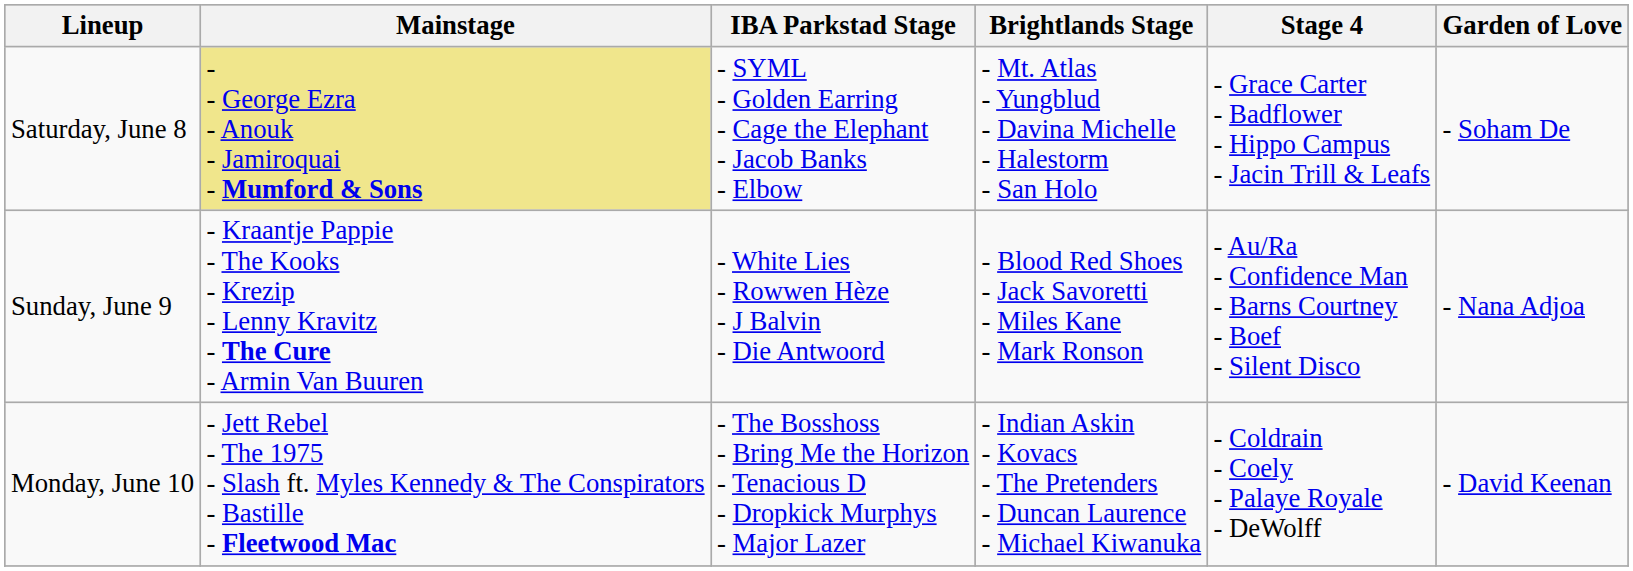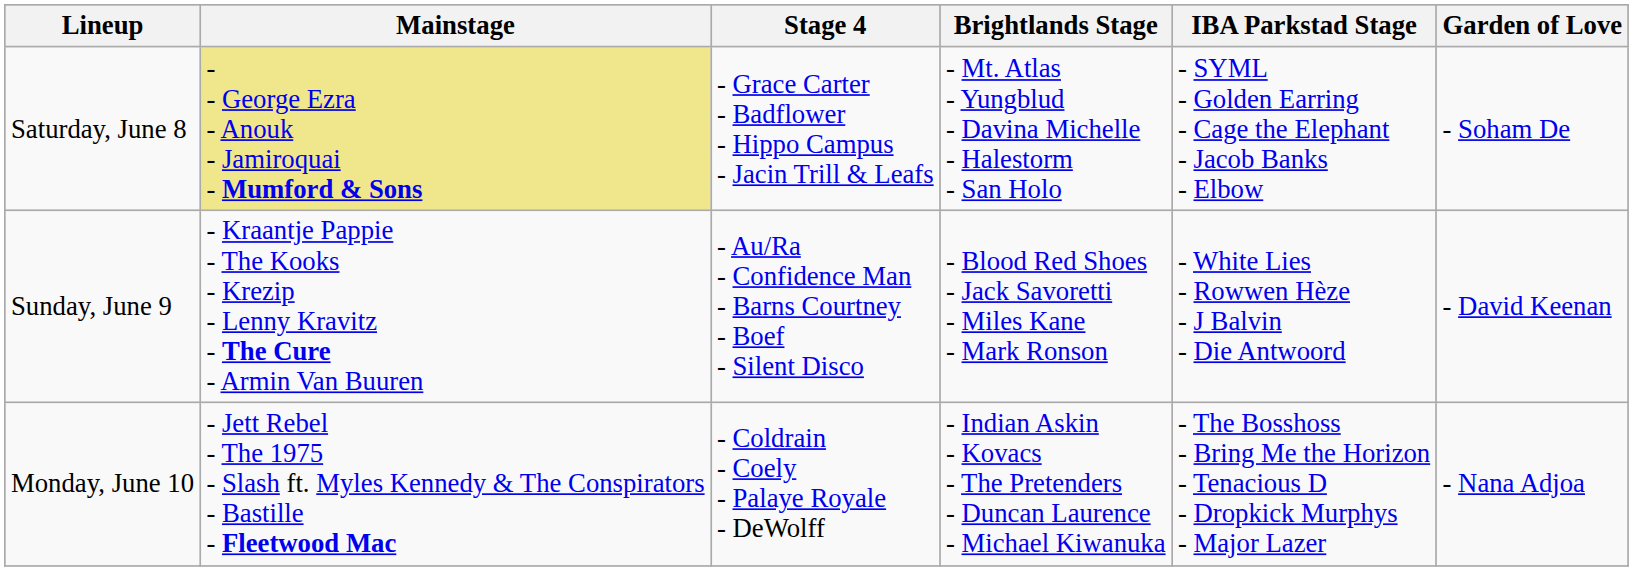columns swapped: (843, 25) <-> (1322, 25)
(1514, 305) - Nana Adjoa -> (1527, 305) - David Keenan
(1527, 483) - David Keenan -> (1514, 483) - Nana Adjoa
